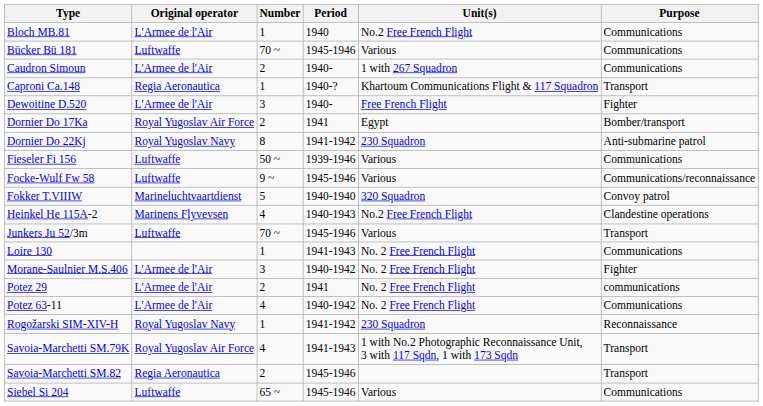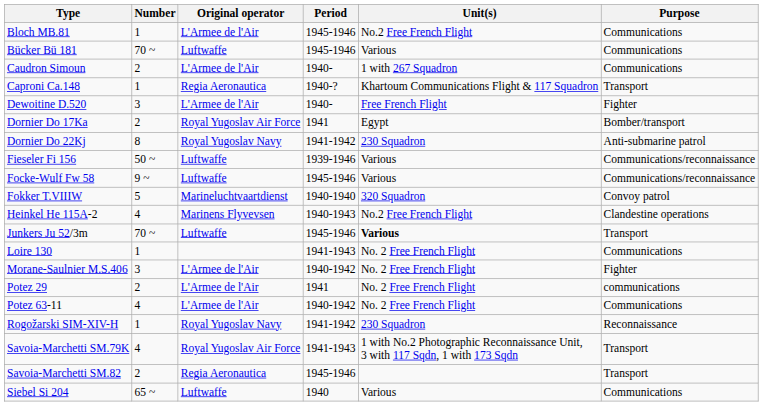columns swapped: (194, 13) <-> (280, 13)
(317, 31) 1940 -> (331, 31) 1945-1946
(643, 159) Communications -> (679, 159) Communications/reconnaissance
(379, 232) normal -> (380, 232) bold
(331, 391) 1945-1946 -> (317, 391) 1940
